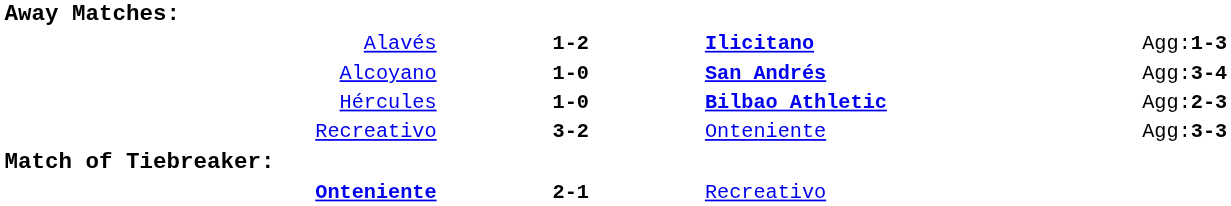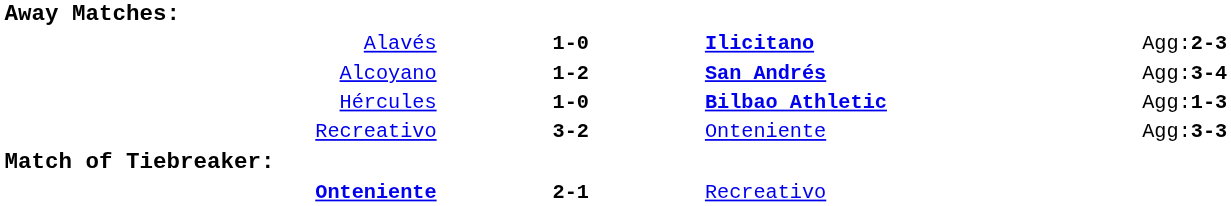(571, 44) 1-2 -> (571, 44) 1-0
(1185, 44) Agg:1-3 -> (1185, 44) Agg:2-3
(571, 73) 1-0 -> (571, 73) 1-2
(1185, 103) Agg:2-3 -> (1185, 103) Agg:1-3
